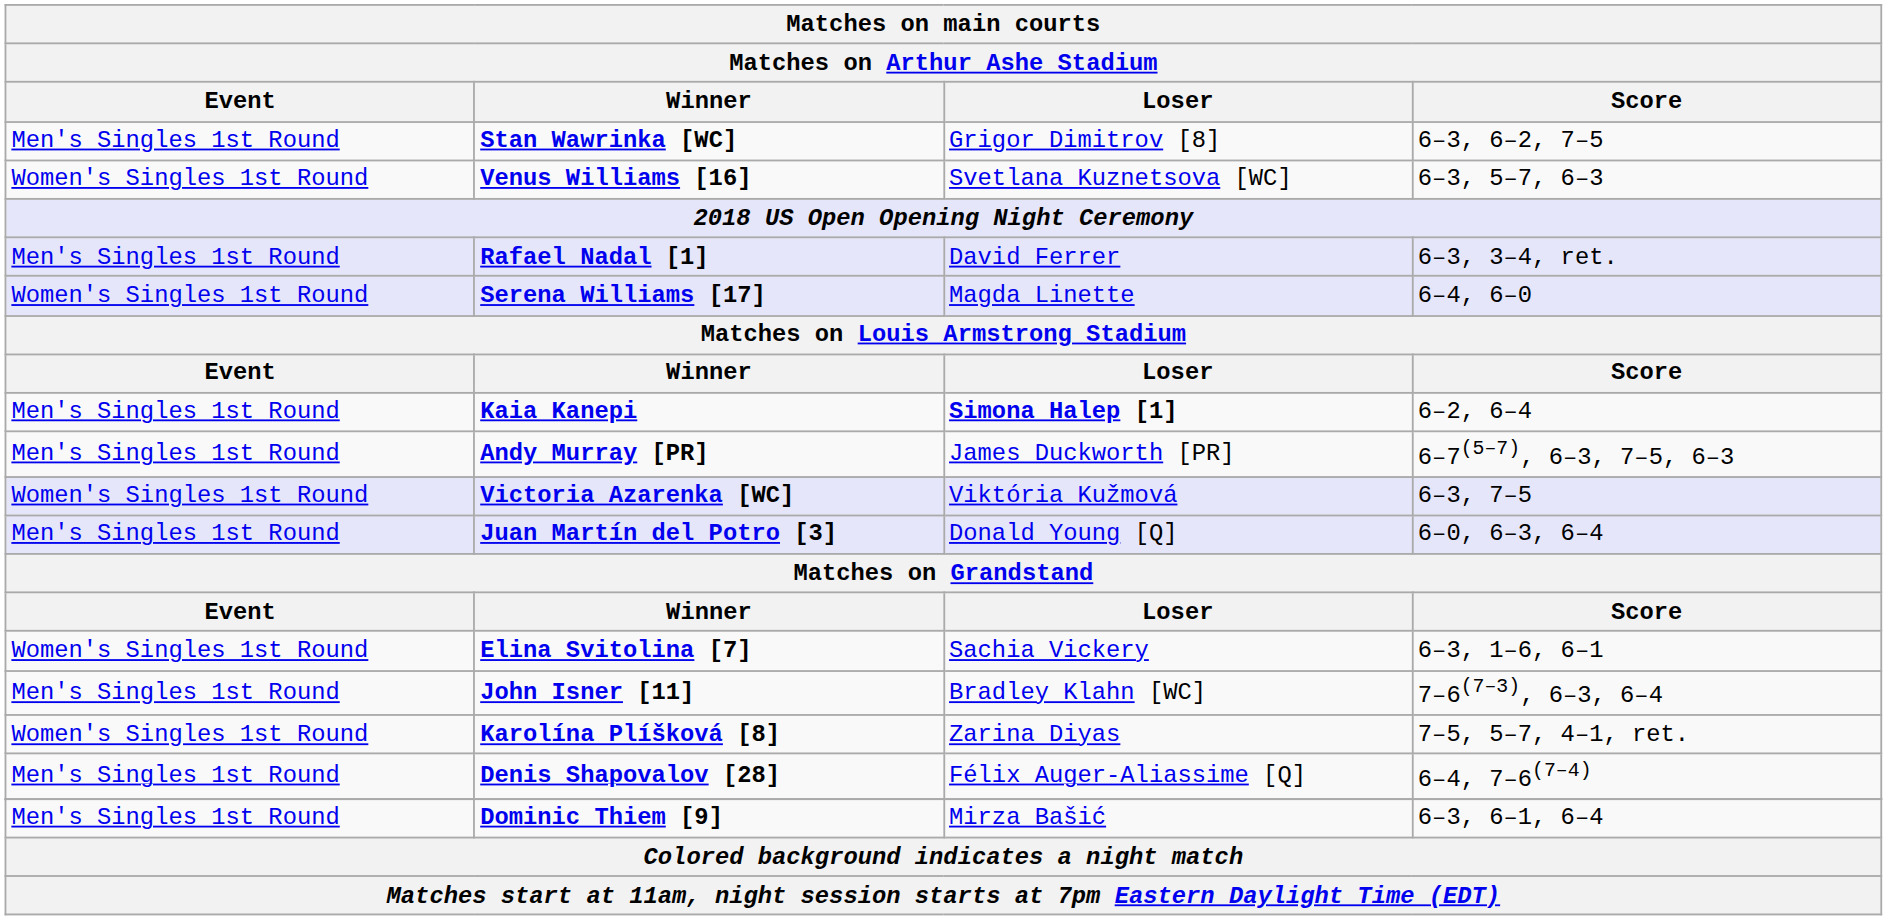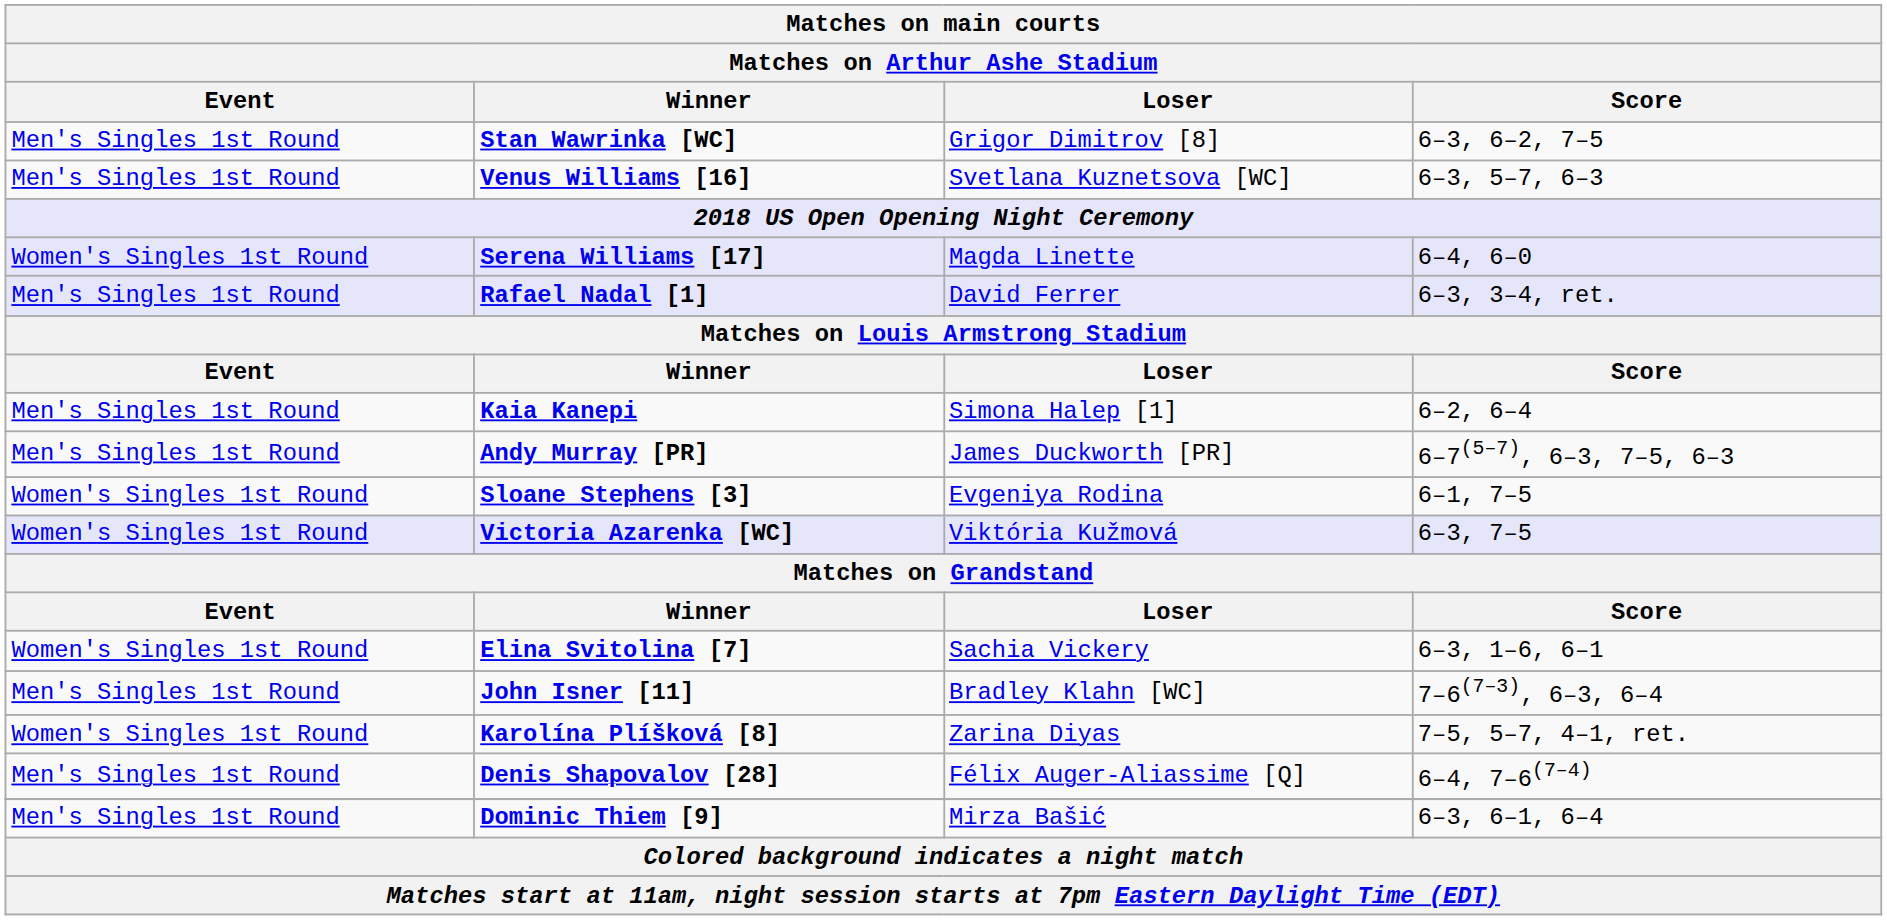(190, 179) Women's Singles 1st Round -> (176, 179) Men's Singles 1st Round
rows swapped: (623, 296) <-> (594, 257)
(1063, 412) bold -> (1063, 412) normal
+ row: (616, 496)
- row: (659, 534)
